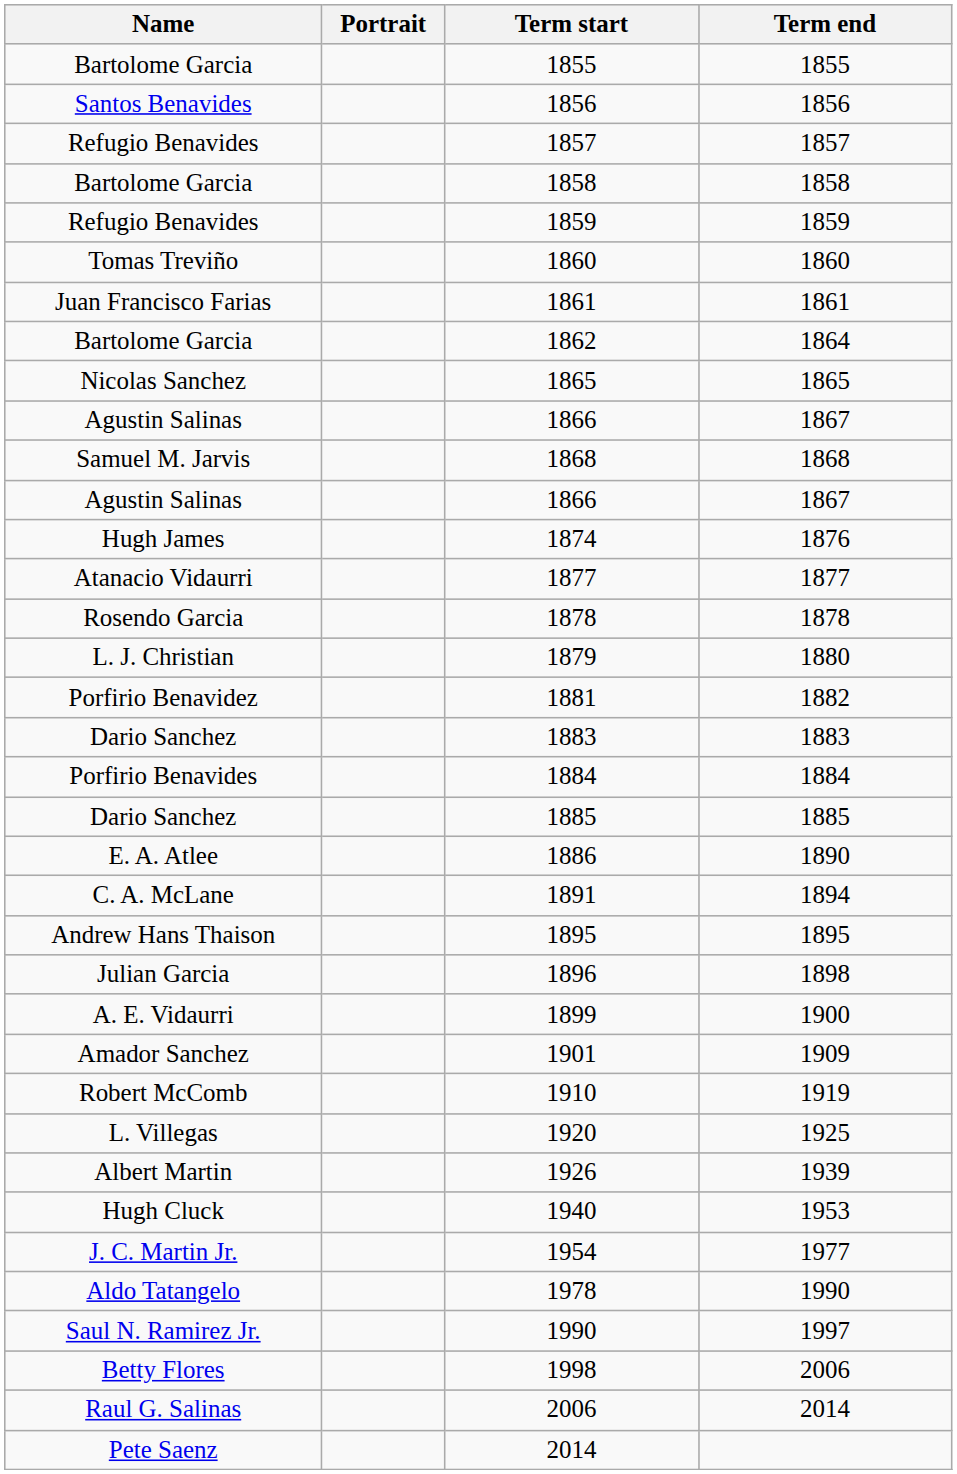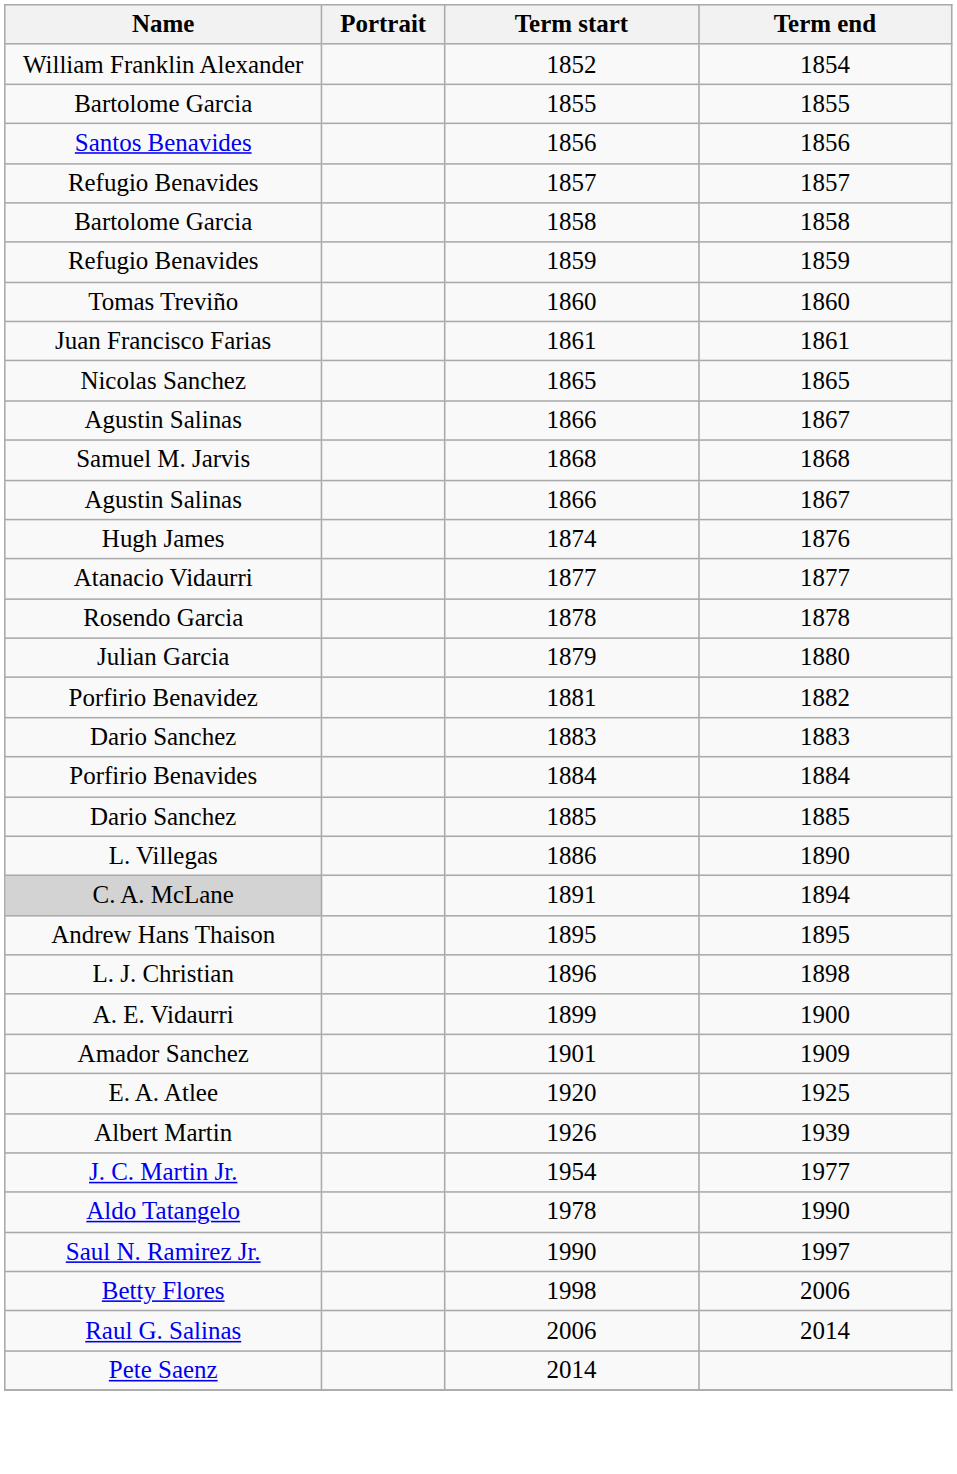+ row: (571, 63)
- row: (571, 340)
(163, 657) L. J. Christian -> (163, 657) Julian Garcia
(163, 855) E. A. Atlee -> (163, 855) L. Villegas
(163, 895) no background -> (163, 895) lightgrey background
(163, 974) Julian Garcia -> (163, 974) L. J. Christian
- row: (571, 1093)
(163, 1132) L. Villegas -> (163, 1093) E. A. Atlee
- row: (571, 1211)
